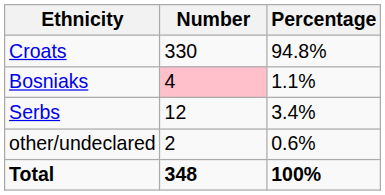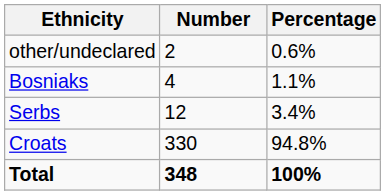rows swapped: (38, 50) <-> (82, 143)
(170, 81) pink background -> (170, 81) no background
